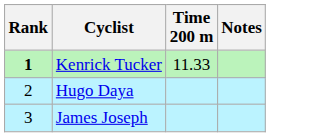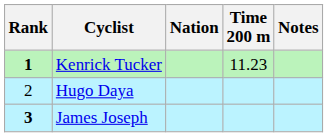+ column: (194, 27)
(192, 63) 11.33 -> (248, 63) 11.23
(28, 117) normal -> (28, 117) bold
